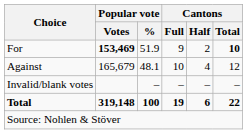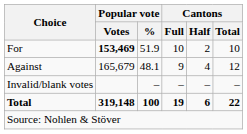(181, 48) 9 -> (178, 48) 10
(234, 48) bold -> (234, 48) normal
(178, 66) 10 -> (181, 66) 9
